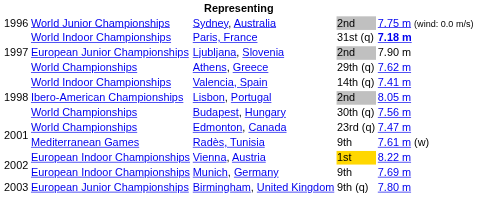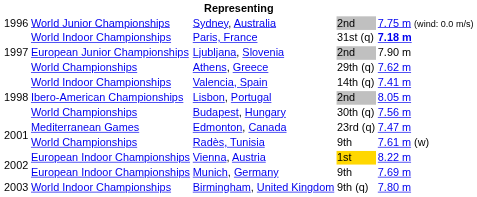(84, 128) World Championships -> (85, 128) Mediterranean Games
(85, 142) Mediterranean Games -> (84, 142) World Championships
(110, 187) European Junior Championships -> (101, 187) World Indoor Championships
